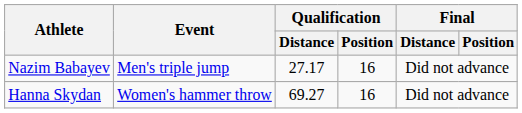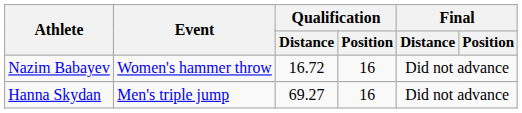(173, 68) Men's triple jump -> (195, 68) Women's hammer throw
(307, 68) 27.17 -> (307, 68) 16.72
(195, 94) Women's hammer throw -> (173, 94) Men's triple jump
